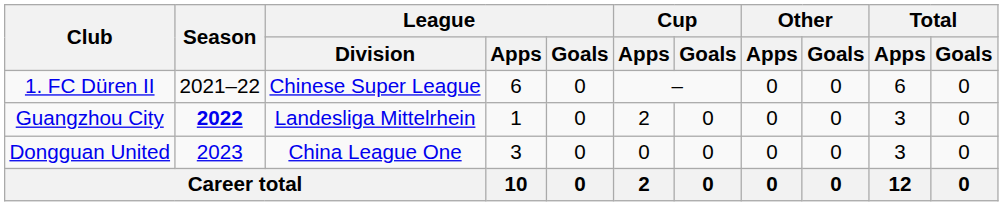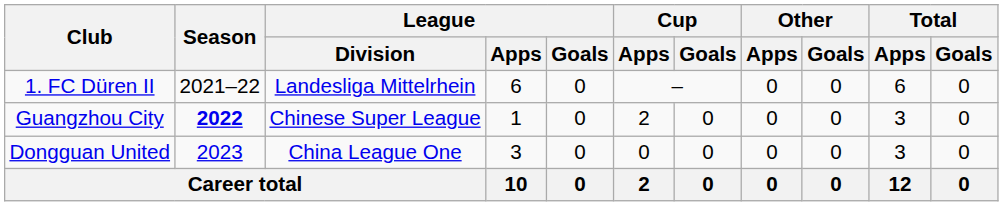(375, 86) Chinese Super League -> (375, 86) Landesliga Mittelrhein
(375, 119) Landesliga Mittelrhein -> (375, 119) Chinese Super League
